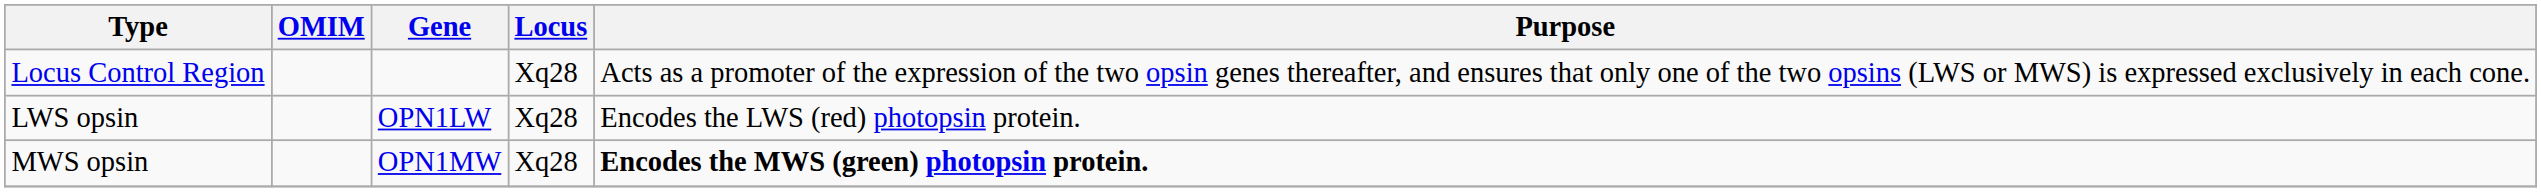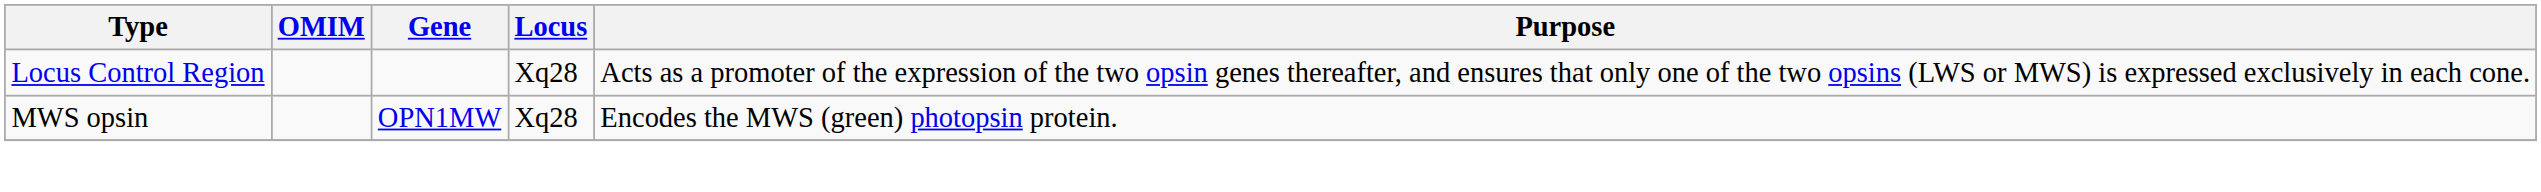- row: (75, 117)
(874, 162) bold -> (859, 117) normal
